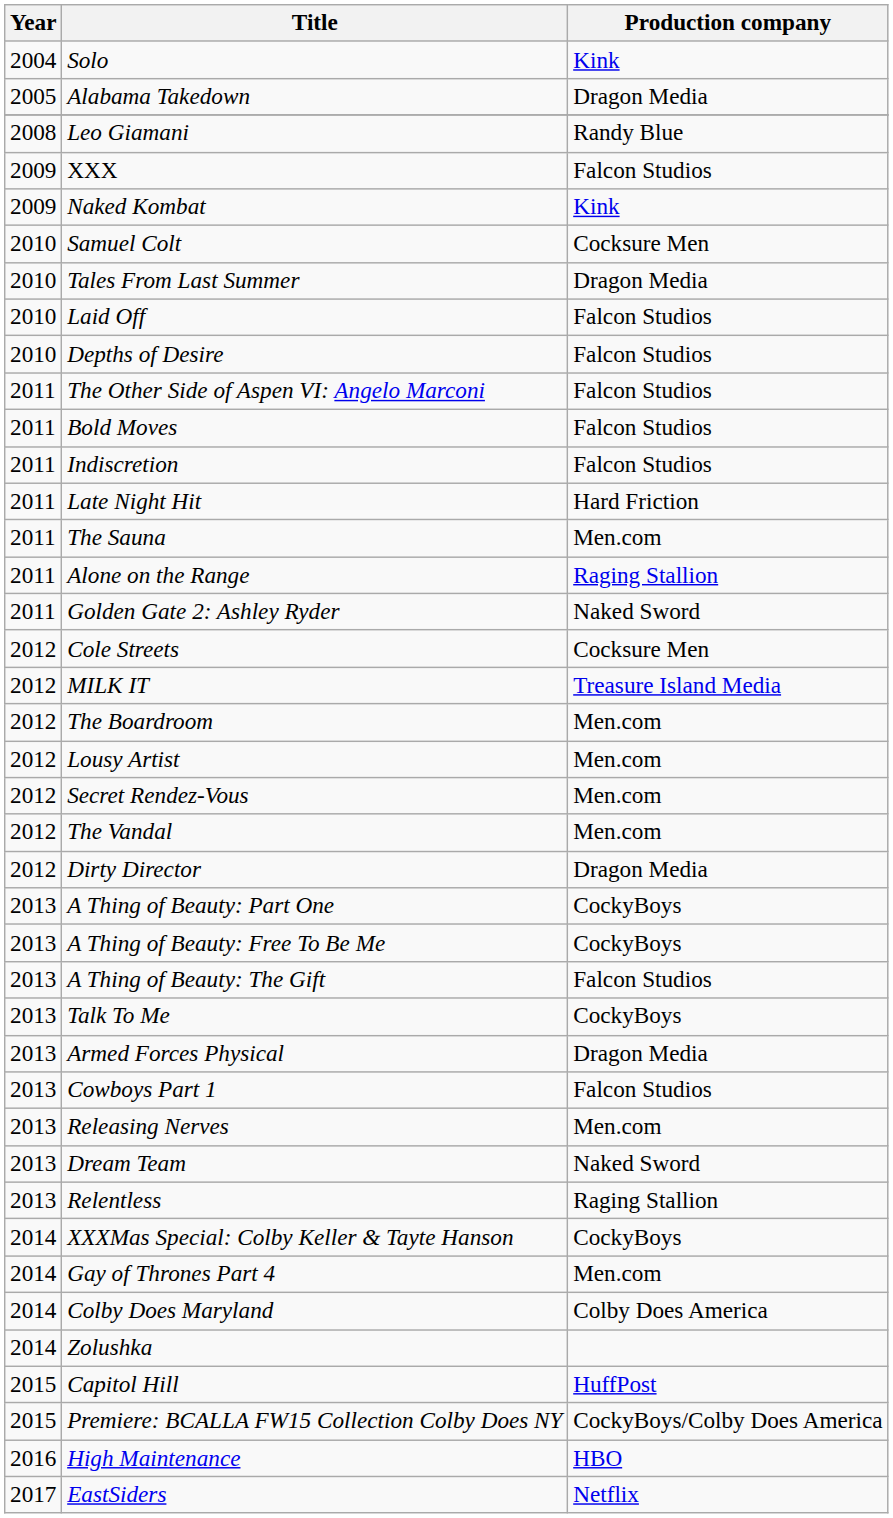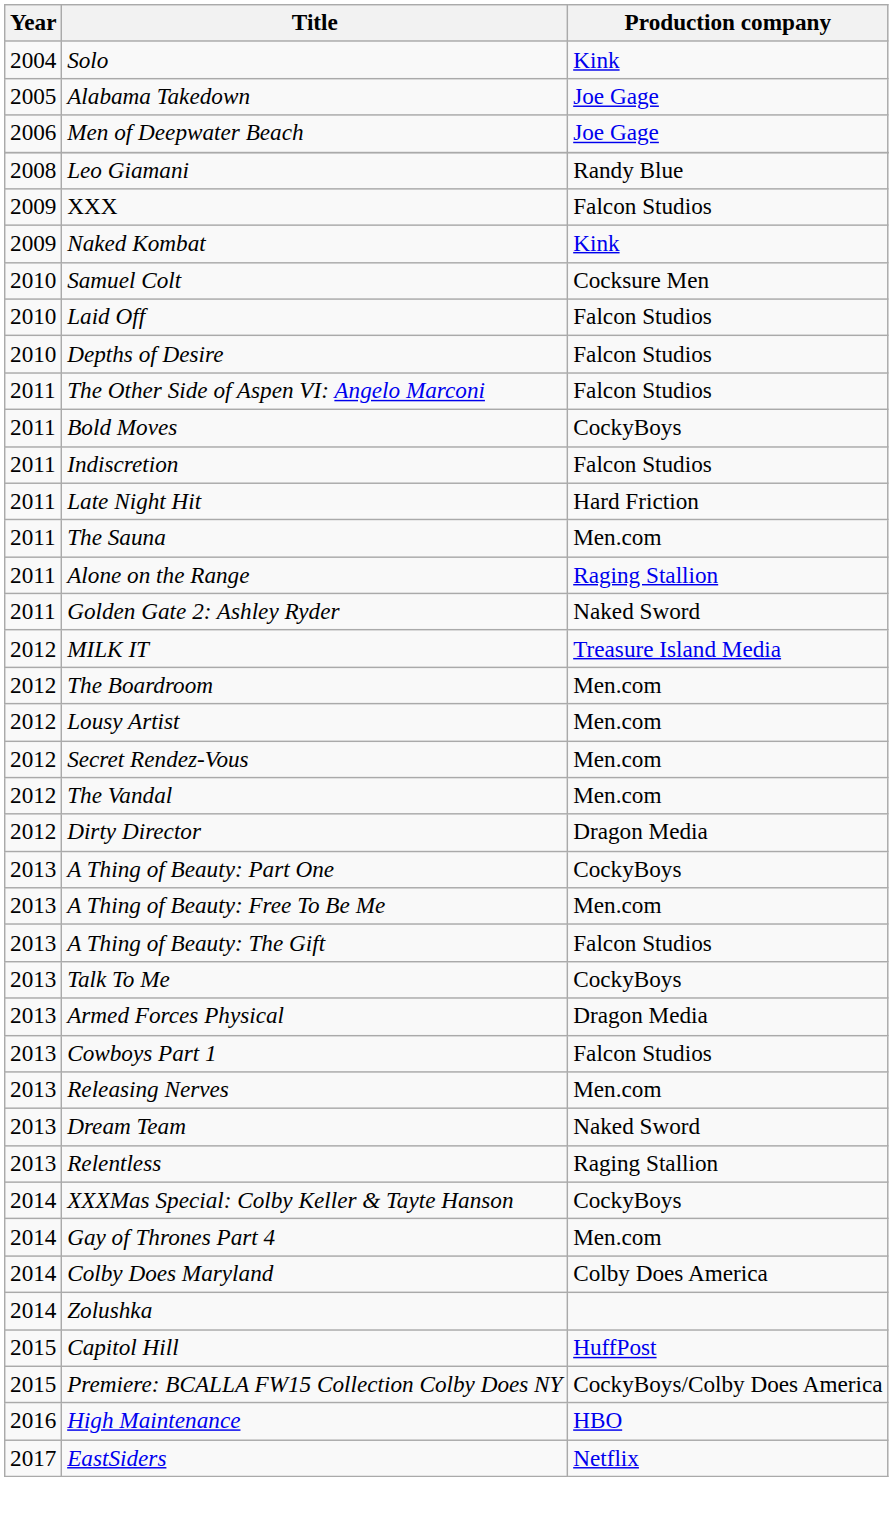(641, 96) Dragon Media -> (616, 96) Joe Gage
+ row: (185, 133)
- row: (183, 280)
(642, 427) Falcon Studios -> (627, 427) CockyBoys
- row: (123, 648)
(627, 942) CockyBoys -> (617, 905) Men.com
